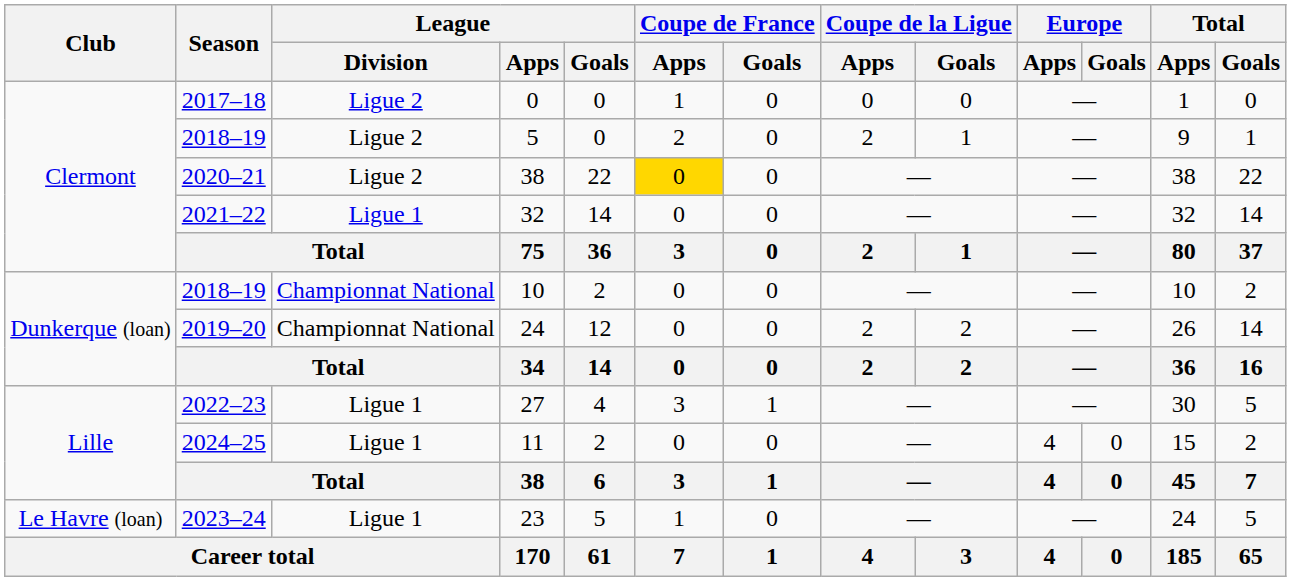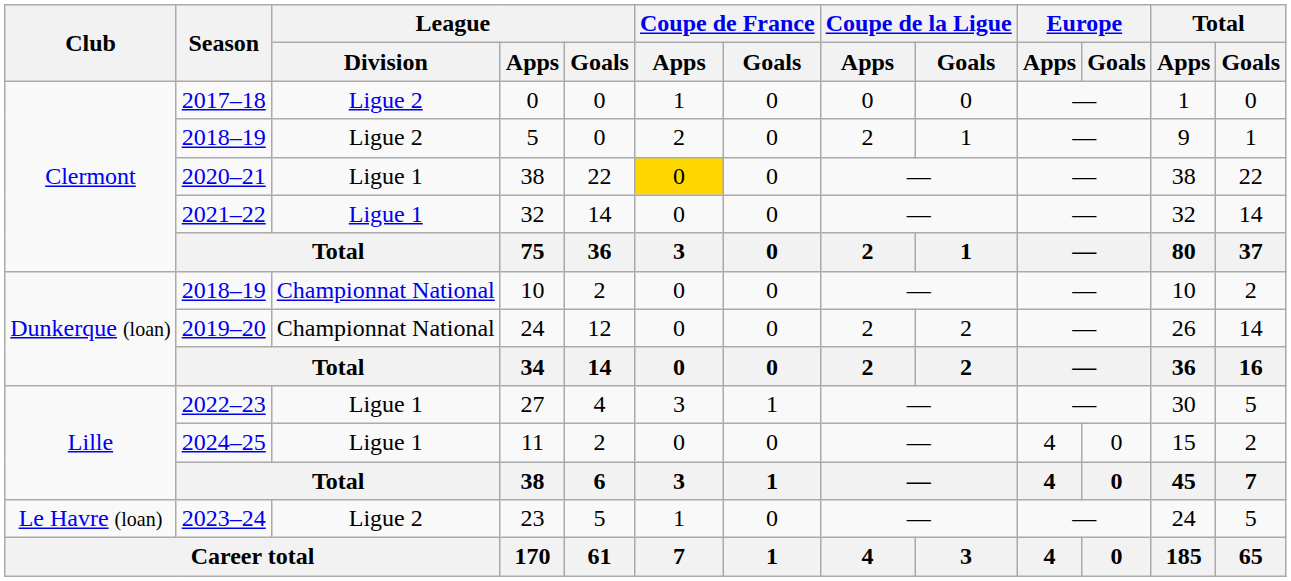(386, 175) Ligue 2 -> (386, 175) Ligue 1
(386, 518) Ligue 1 -> (386, 518) Ligue 2
